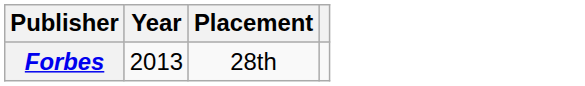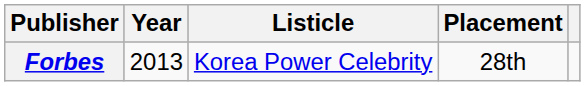+ column: (313, 23)
